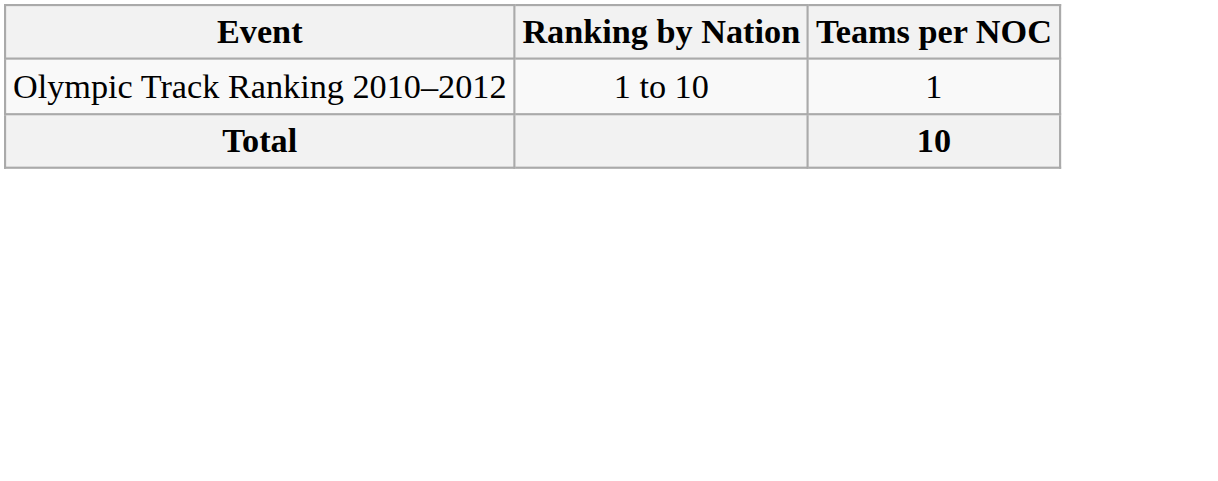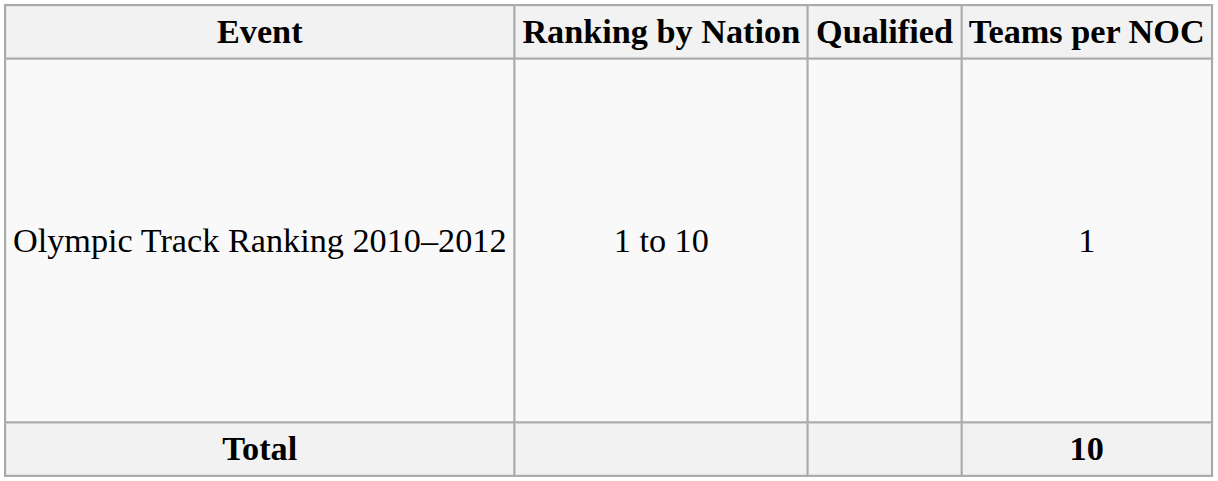+ column: (884, 31)
